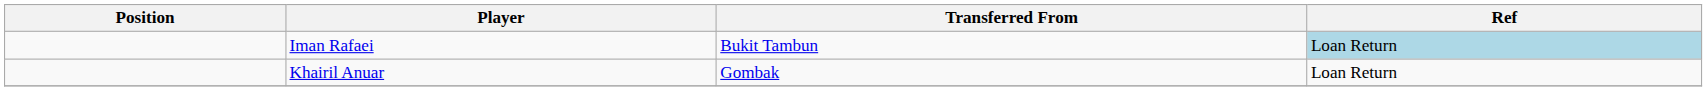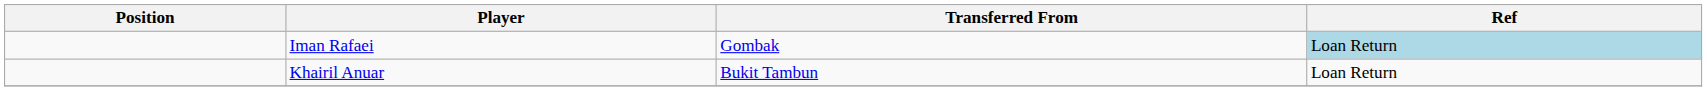(769, 45) Bukit Tambun -> (750, 45) Gombak
(750, 72) Gombak -> (769, 72) Bukit Tambun
